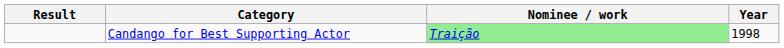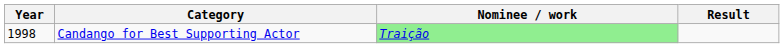columns swapped: (754, 14) <-> (55, 14)
